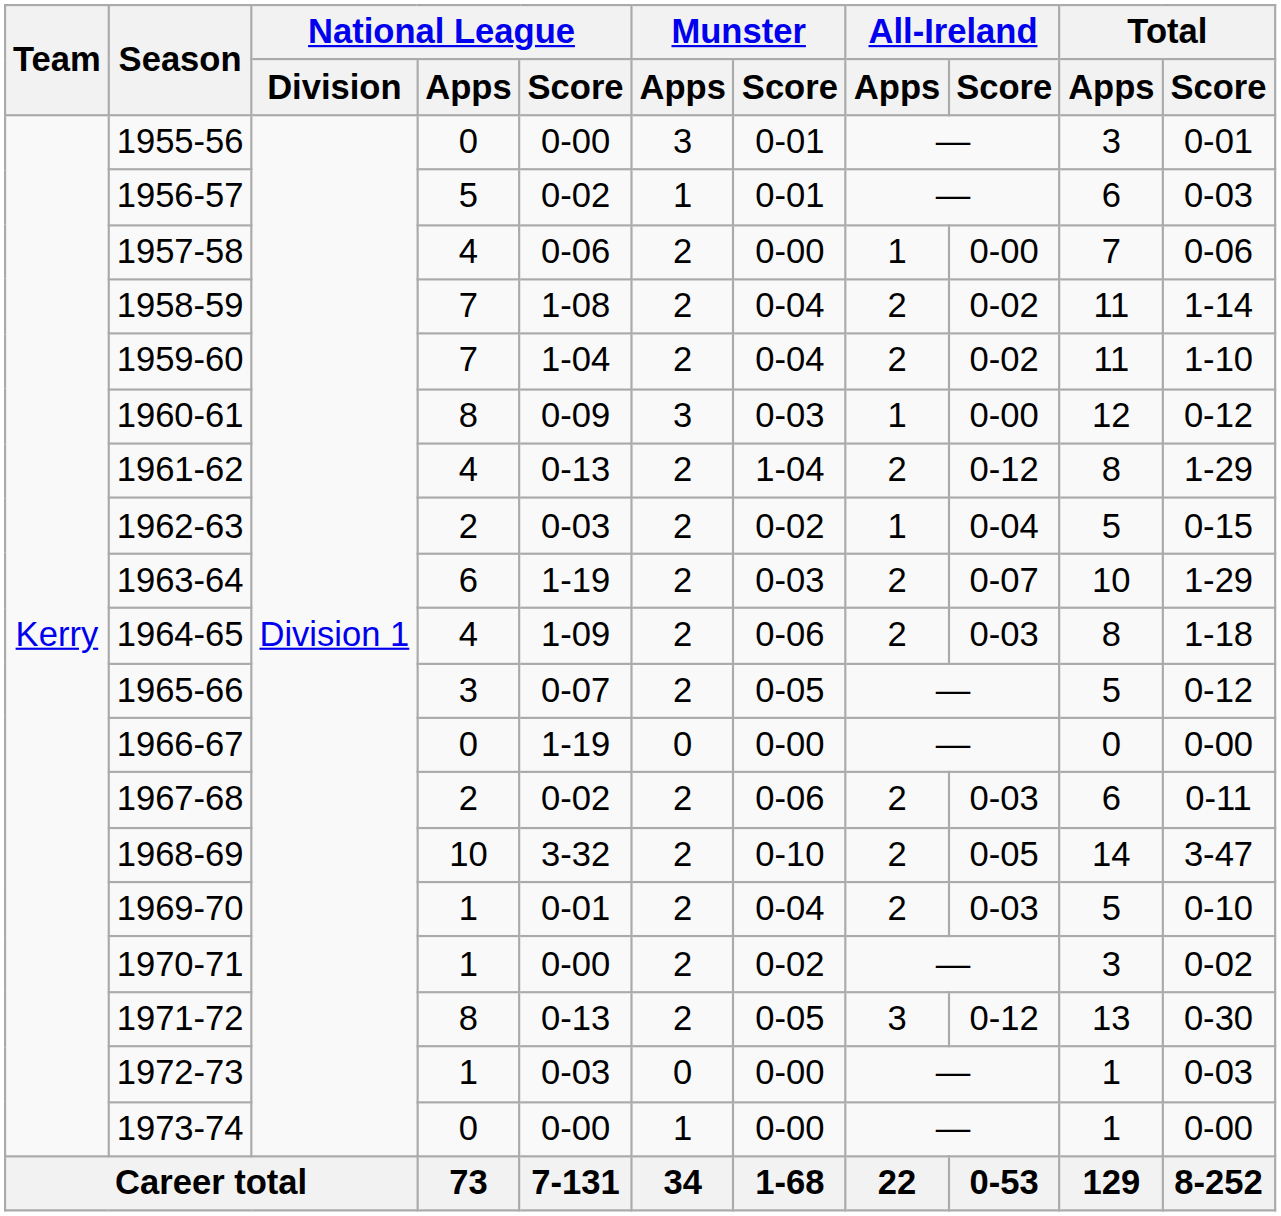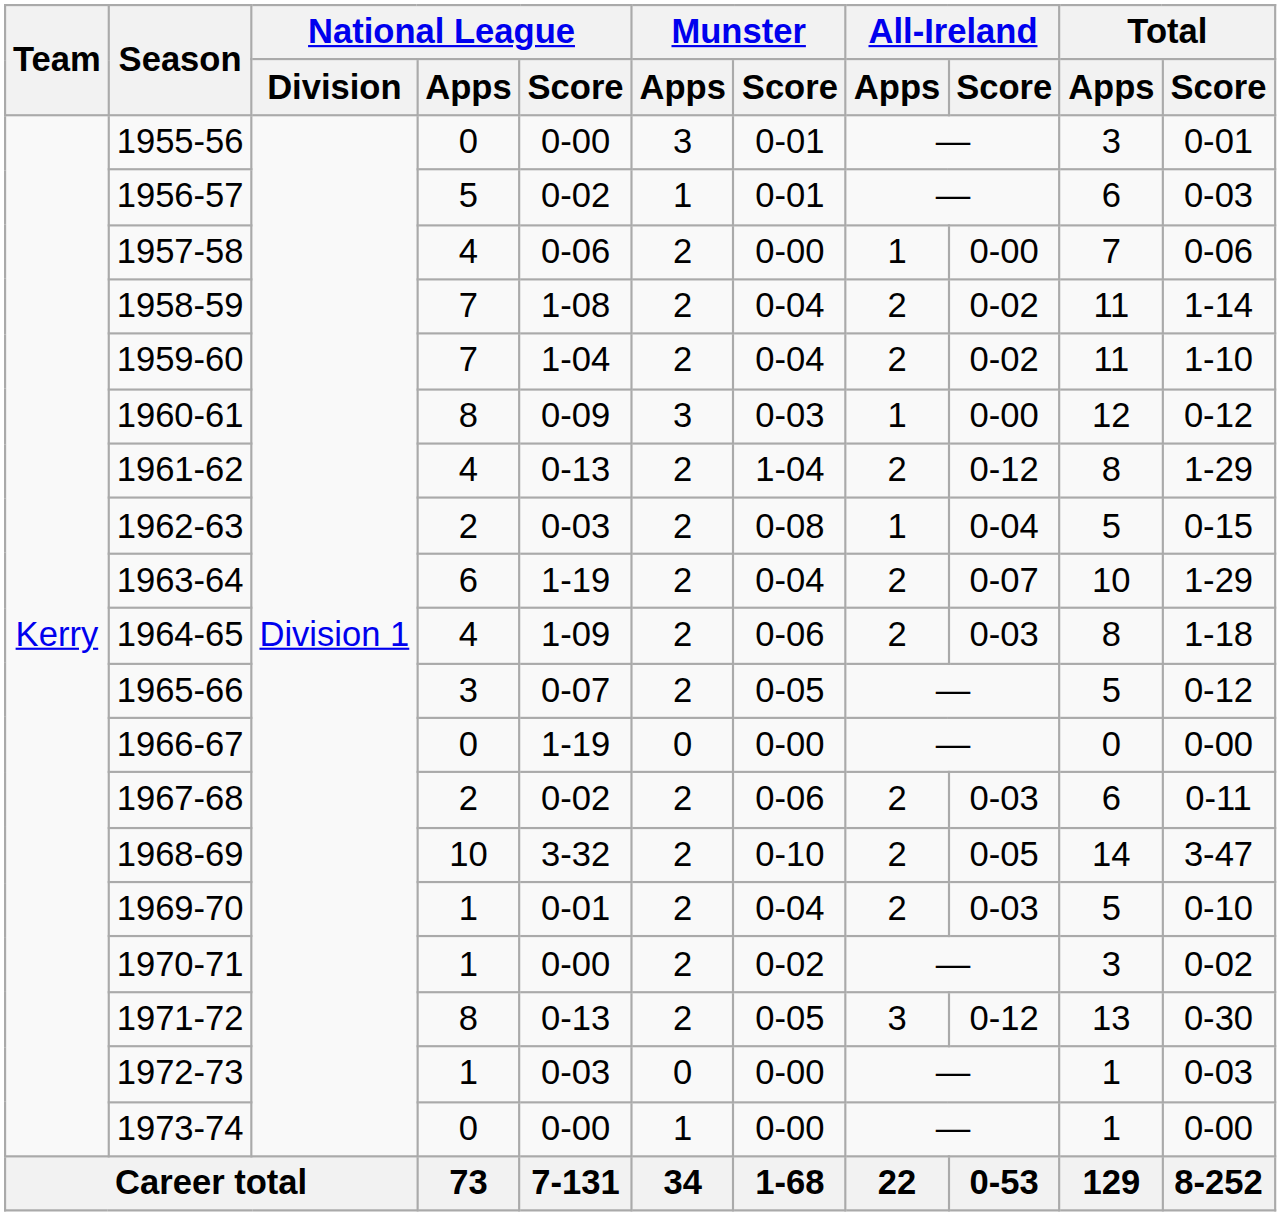(790, 525) 0-02 -> (790, 525) 0-08
(790, 580) 0-03 -> (790, 580) 0-04
